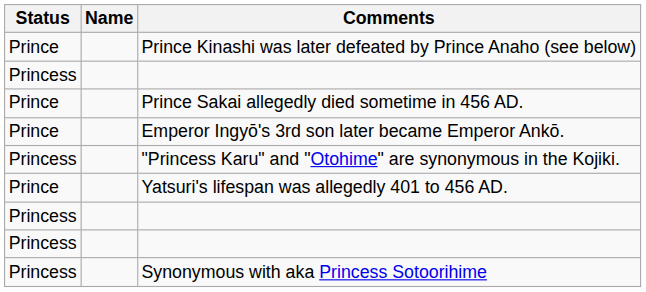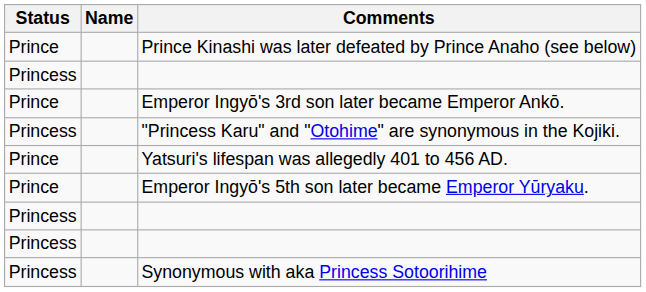- row: (34, 103)
+ row: (34, 187)
